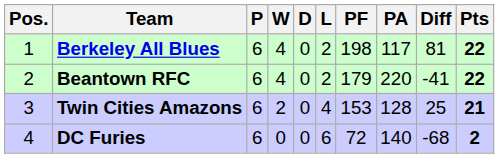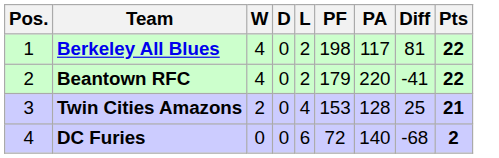- column: (257, 19)
